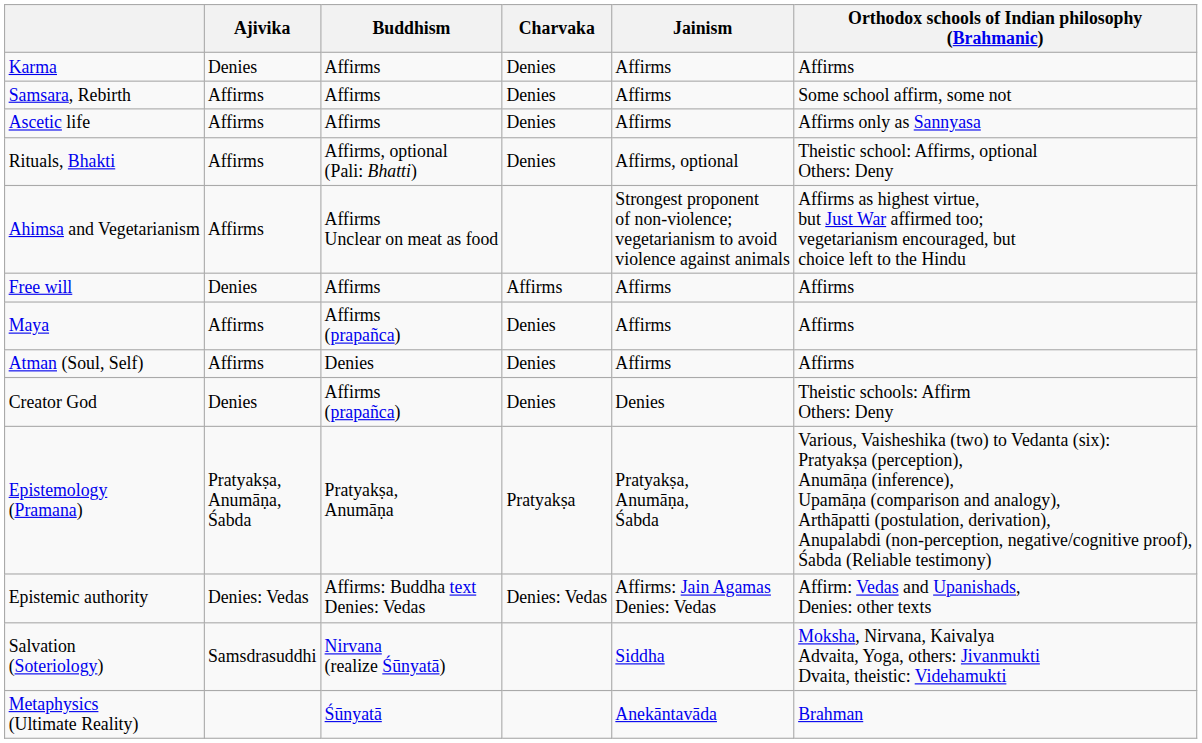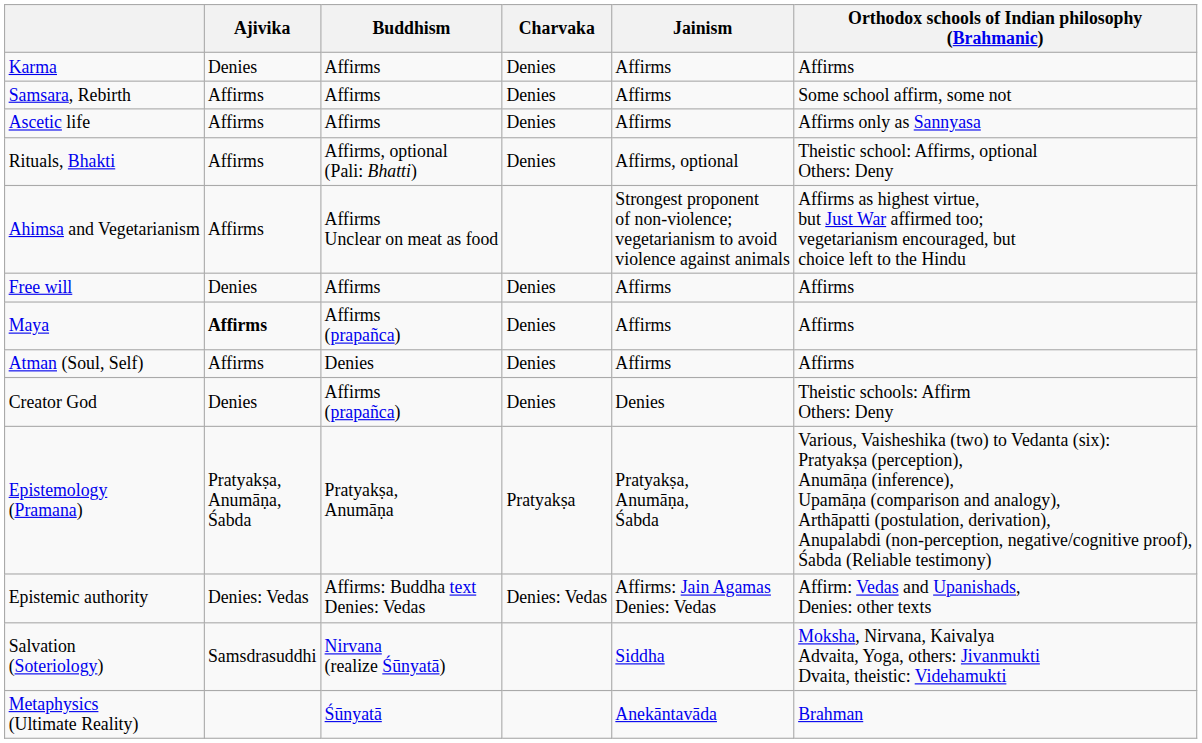(534, 287) Affirms -> (531, 287) Denies
(236, 325) normal -> (237, 325) bold
